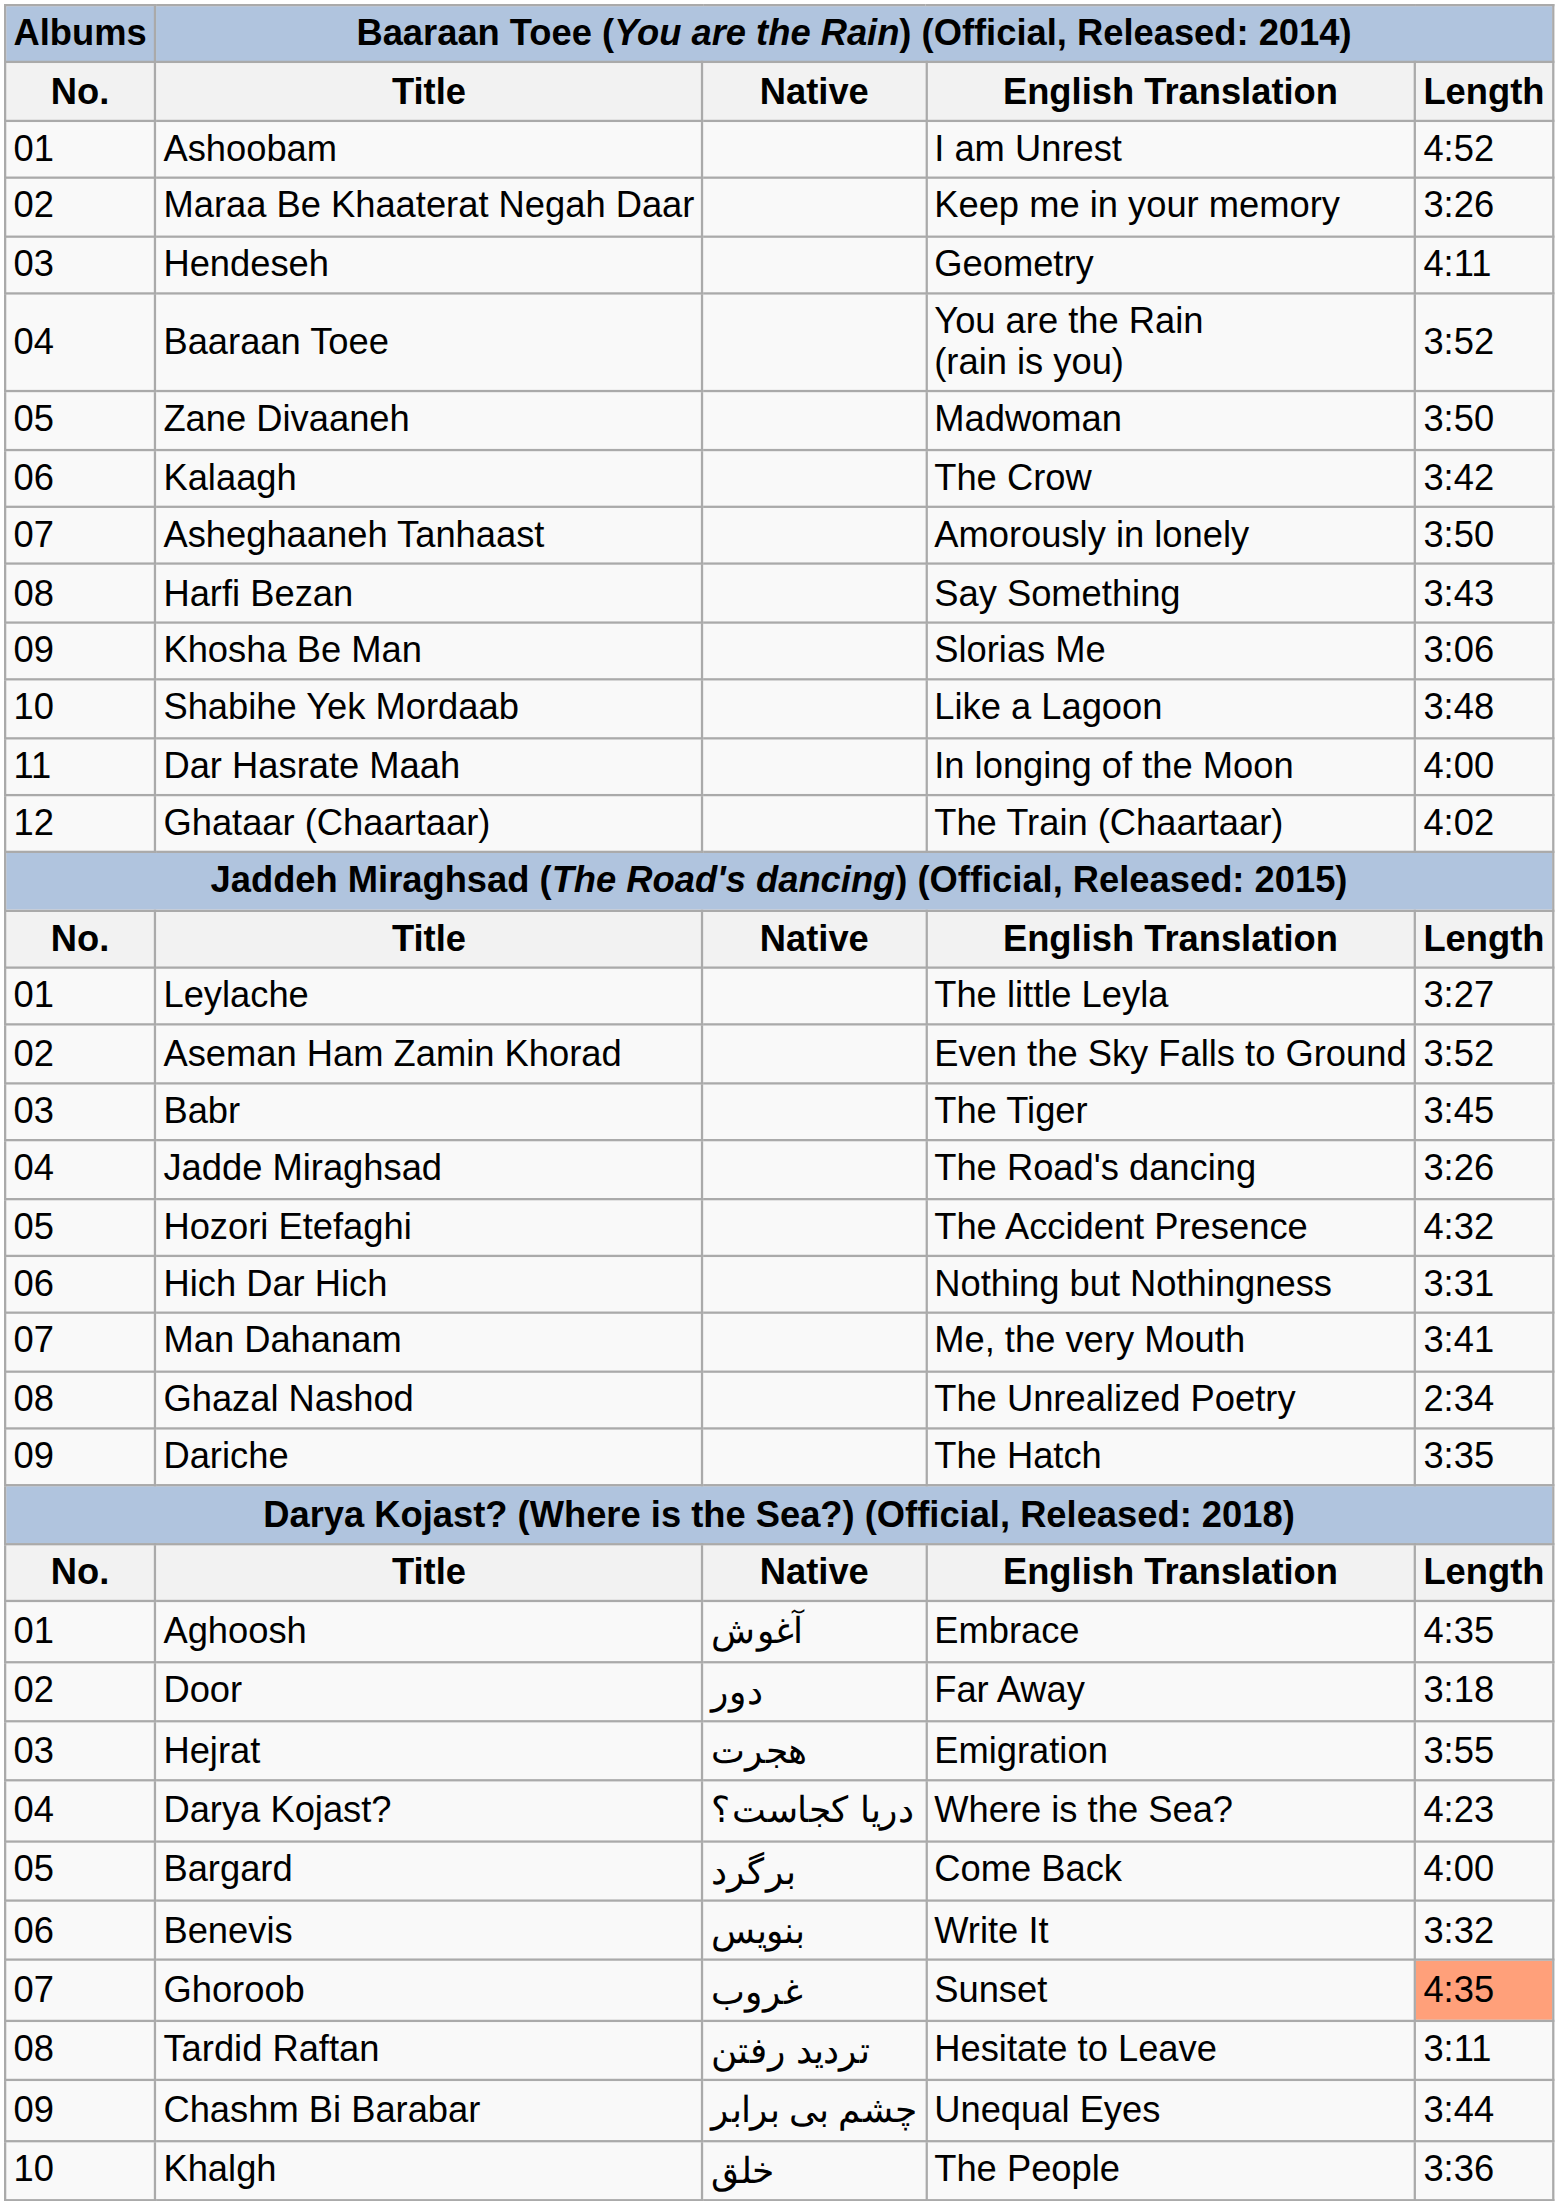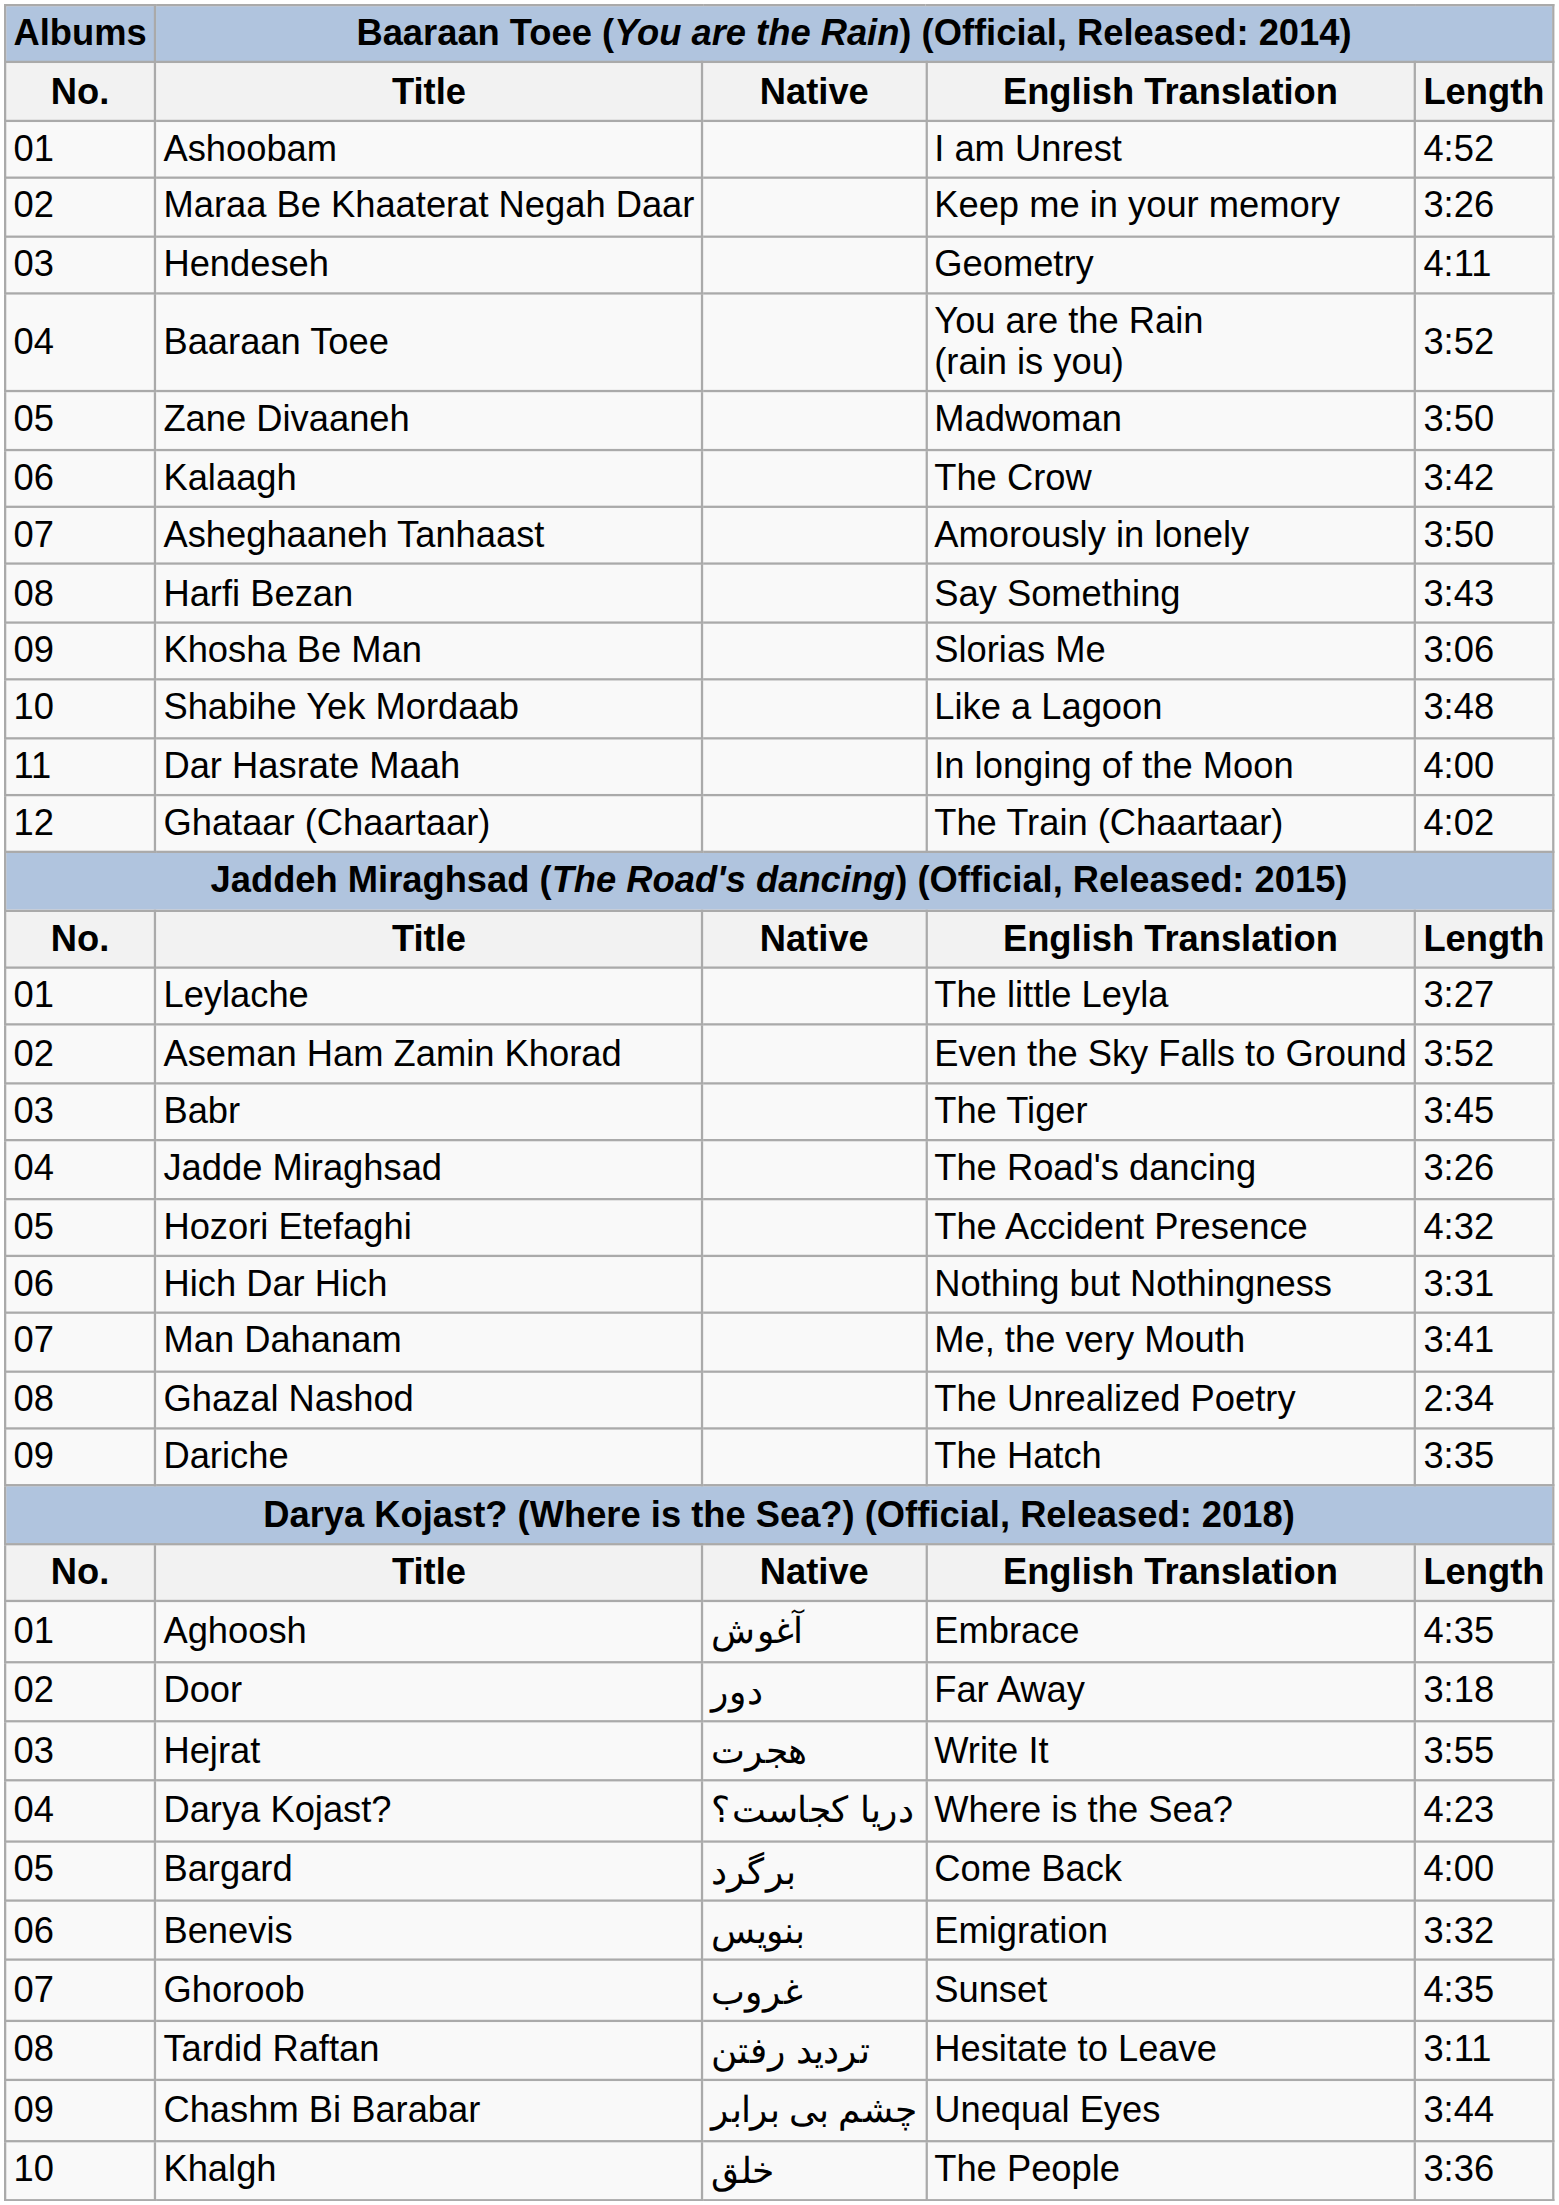(1021, 1750) Emigration -> (991, 1750) Write It
(991, 1929) Write It -> (1021, 1929) Emigration
(1459, 1989) lightsalmon background -> (1459, 1989) no background
